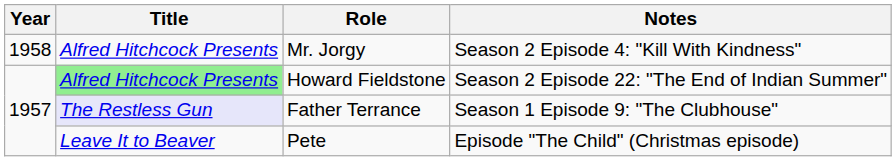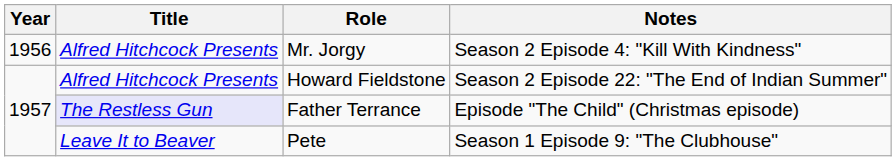(30, 49) 1958 -> (30, 49) 1956
(169, 79) lightgreen background -> (169, 79) no background
(616, 110) Season 1 Episode 9: "The Clubhouse" -> (627, 110) Episode "The Child" (Christmas episode)
(627, 140) Episode "The Child" (Christmas episode) -> (616, 140) Season 1 Episode 9: "The Clubhouse"
